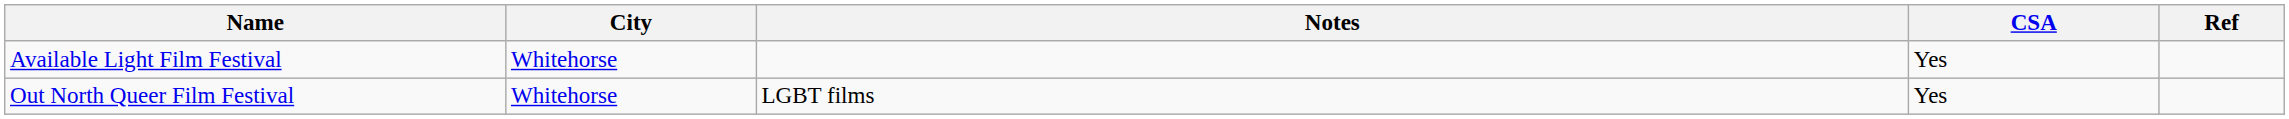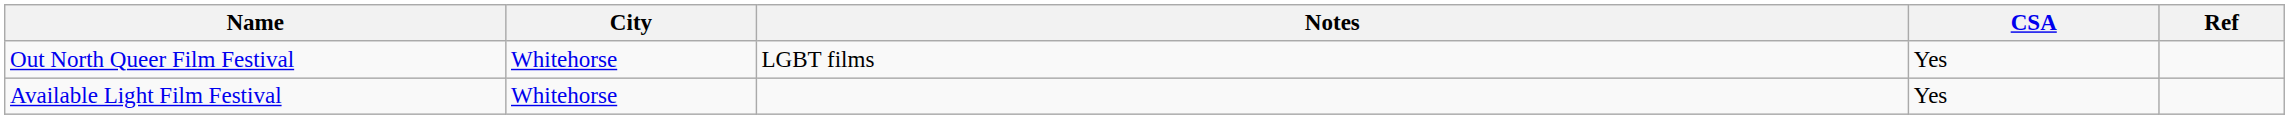rows swapped: (146, 59) <-> (152, 95)
